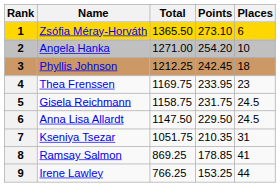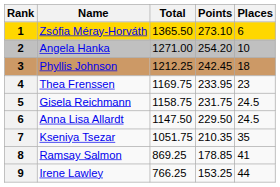(244, 137) 31 -> (244, 137) 35
